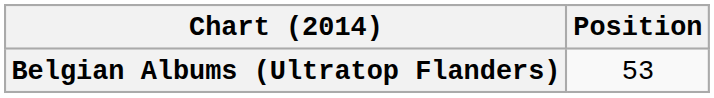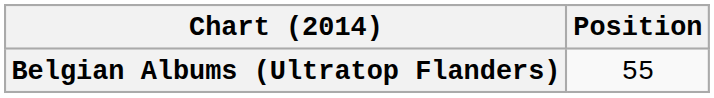(638, 71) 53 -> (638, 71) 55
